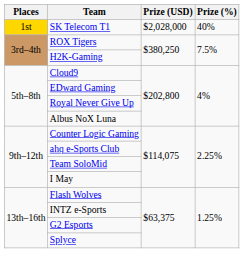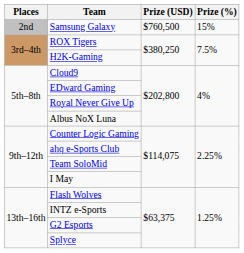- row: (80, 27)
+ row: (83, 27)
